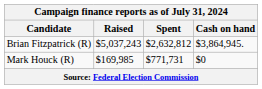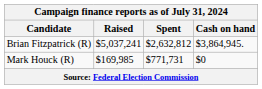(119, 44) $5,037,243 -> (119, 44) $5,037,241
